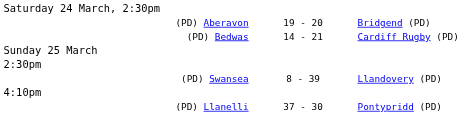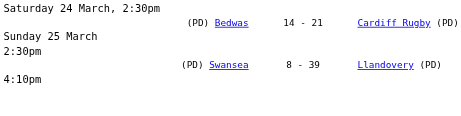- row: (212, 23)
- row: (212, 107)
